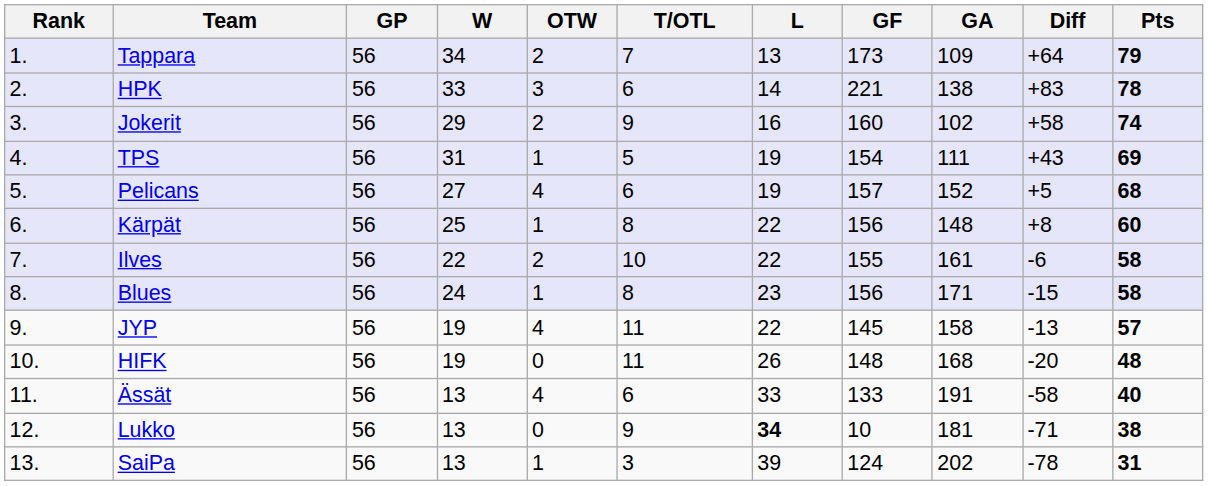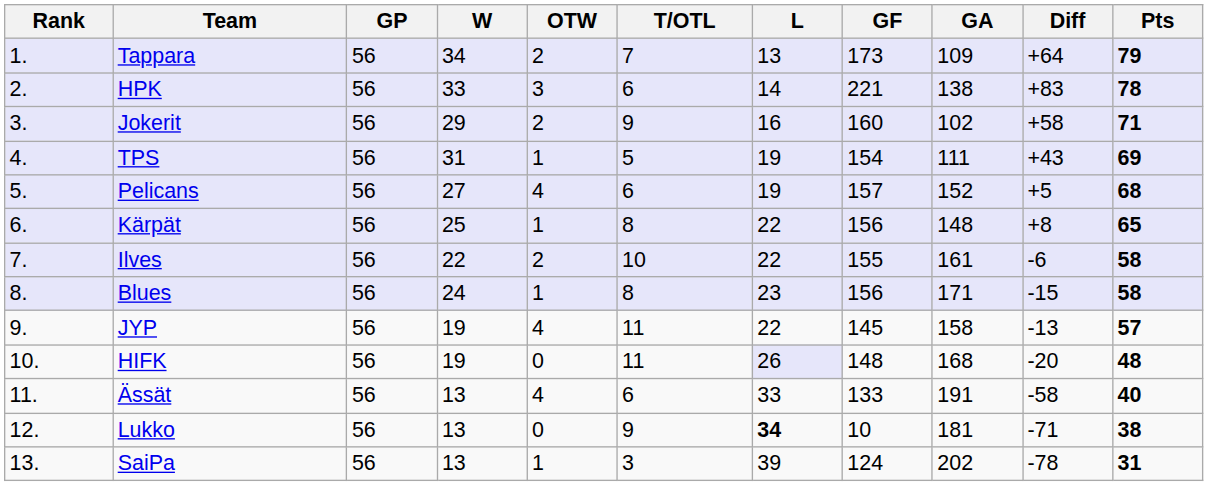(1129, 123) 74 -> (1129, 123) 71
(1129, 225) 60 -> (1129, 225) 65
(769, 361) no background -> (769, 361) lavender background
